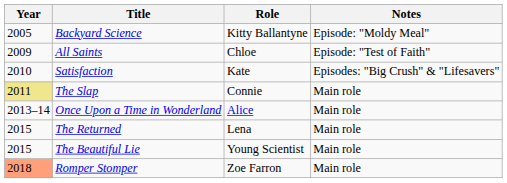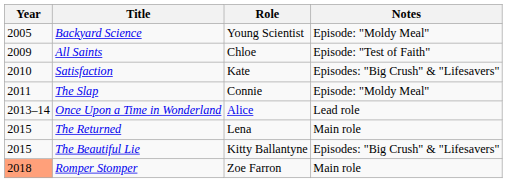(267, 33) Kitty Ballantyne -> (265, 33) Young Scientist
(19, 91) khaki background -> (19, 91) no background
(337, 91) Main role -> (371, 91) Episode: "Moldy Meal"
(337, 110) Main role -> (336, 110) Lead role
(265, 149) Young Scientist -> (267, 149) Kitty Ballantyne
(337, 149) Main role -> (406, 149) Episodes: "Big Crush" & "Lifesavers"
